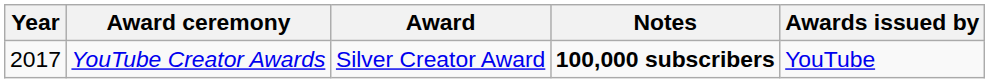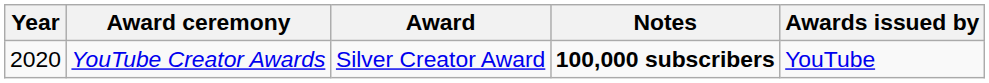(35, 58) 2017 -> (35, 58) 2020
